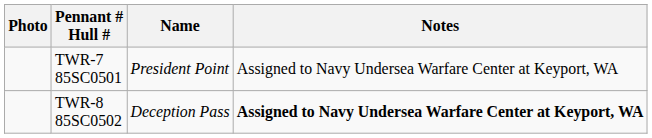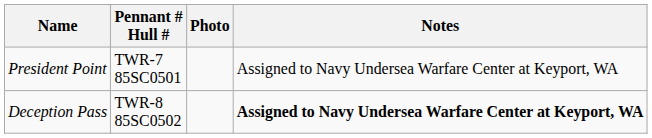columns swapped: (28, 25) <-> (180, 25)
